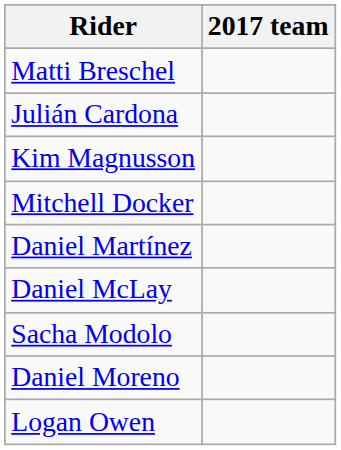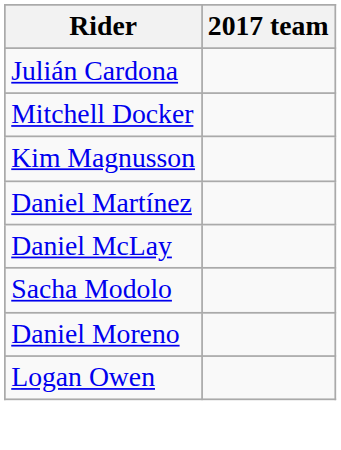- row: (93, 70)
rows swapped: (102, 202) <-> (103, 158)
